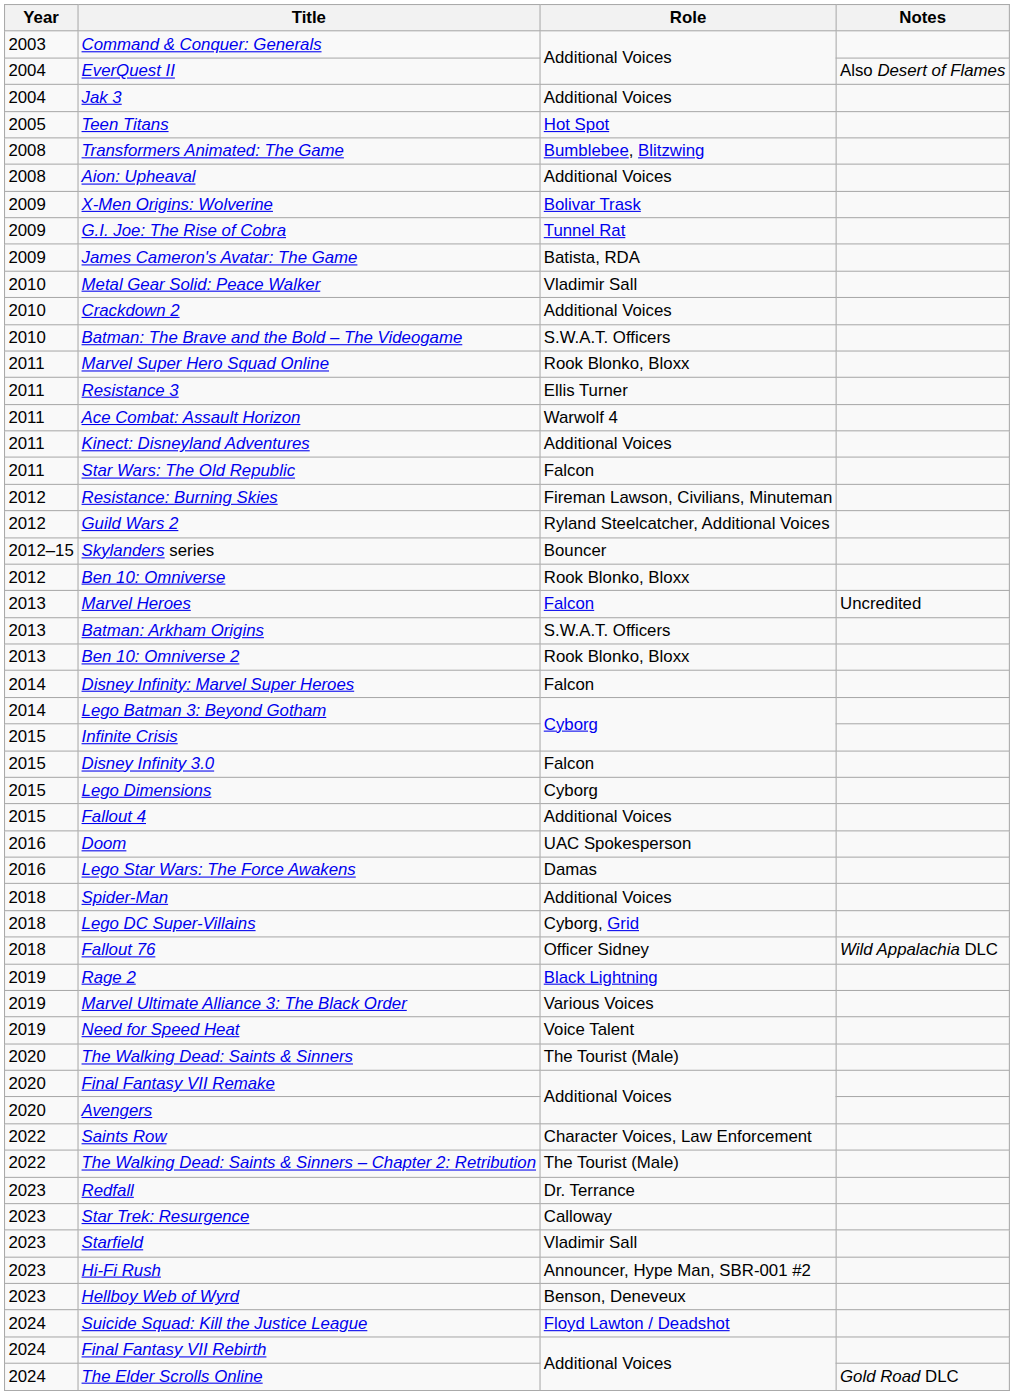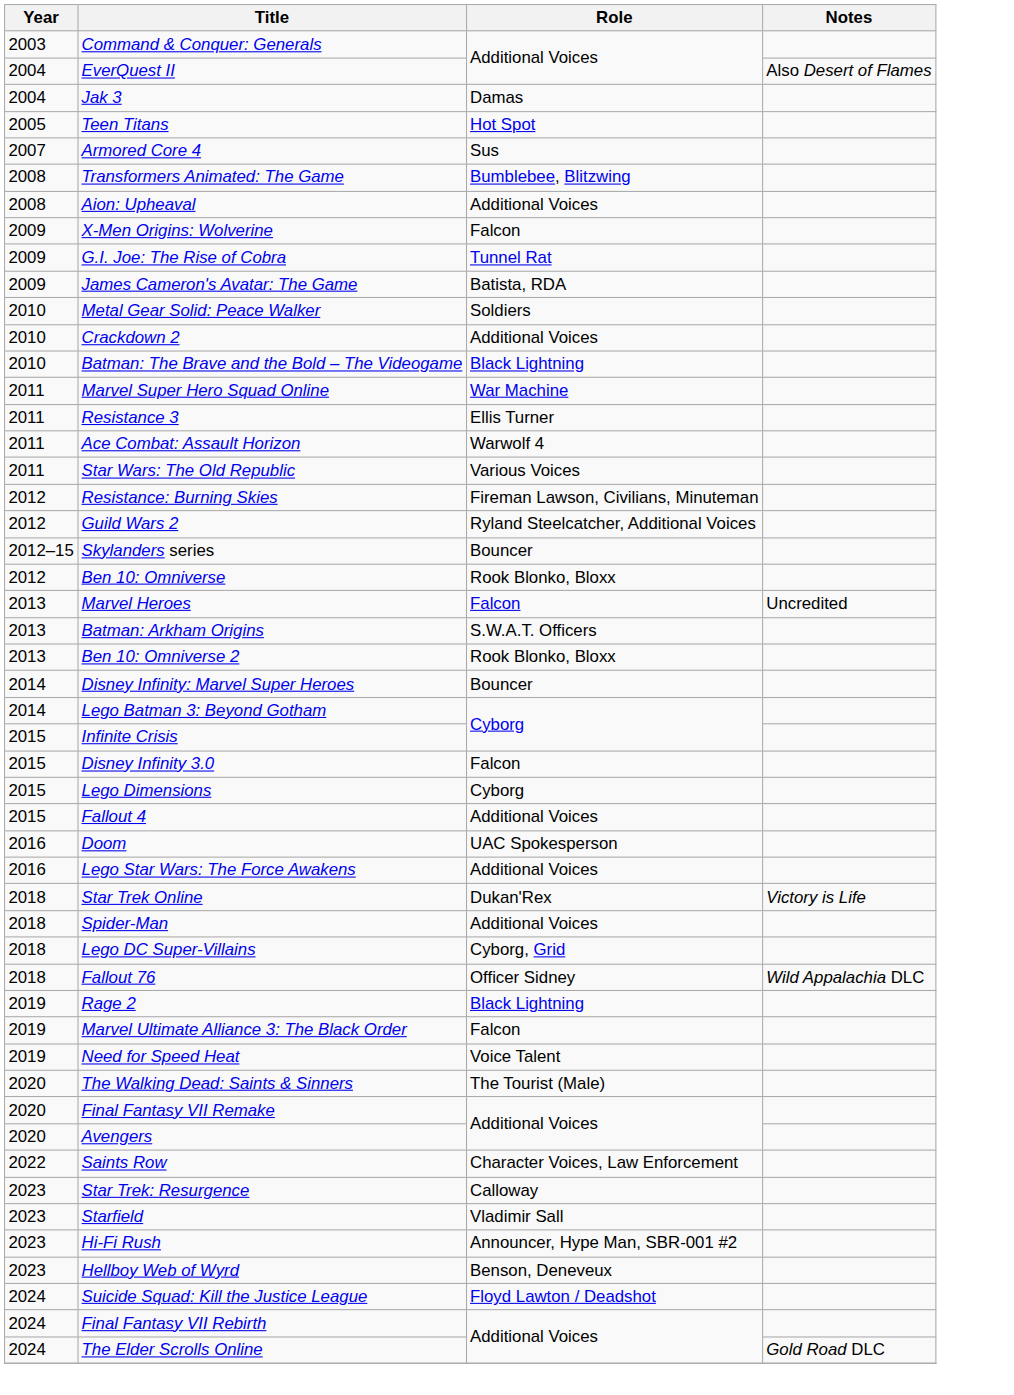(608, 97) Additional Voices -> (497, 97) Damas
+ row: (141, 151)
(592, 204) Bolivar Trask -> (495, 230) Falcon
(590, 284) Vladimir Sall -> (500, 310) Soldiers
(607, 337) S.W.A.T. Officers -> (527, 364) Black Lightning
(617, 364) Rook Blonko, Bloxx -> (519, 390) War Machine
- row: (196, 444)
(569, 470) Falcon -> (525, 470) Various Voices
(569, 683) Falcon -> (501, 683) Bouncer
(570, 870) Damas -> (534, 870) Additional Voices
+ row: (142, 897)
(599, 1003) Various Voices -> (495, 1030) Falcon
- row: (309, 1163)
- row: (108, 1190)
